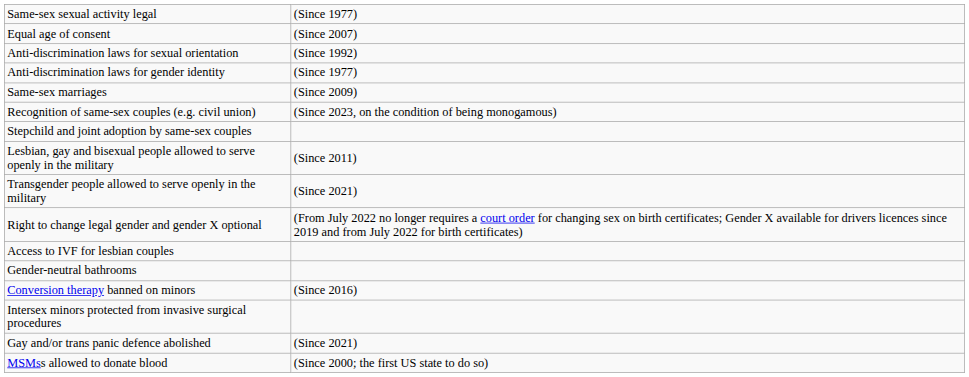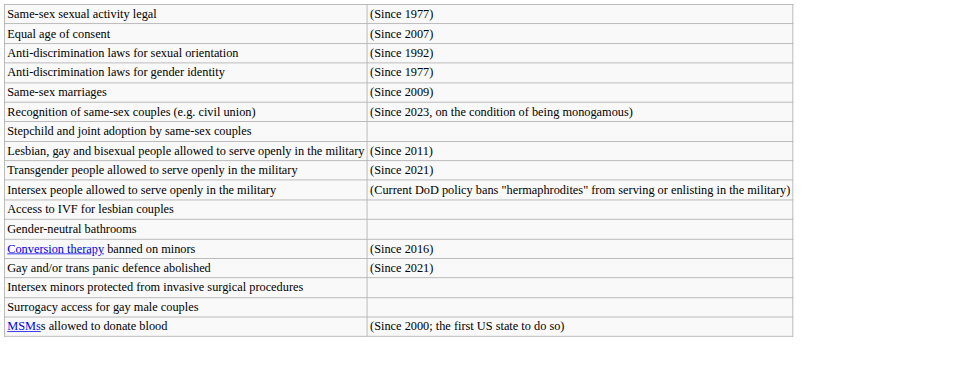+ row: (142, 190)
- row: (134, 224)
rows swapped: (109, 343) <-> (127, 316)
+ row: (103, 307)
